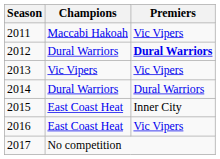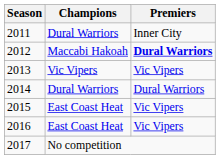(88, 32) Maccabi Hakoah -> (83, 32) Dural Warriors
(158, 32) Vic Vipers -> (158, 32) Inner City
(83, 51) Dural Warriors -> (88, 51) Maccabi Hakoah
(158, 107) Inner City -> (158, 107) Vic Vipers
